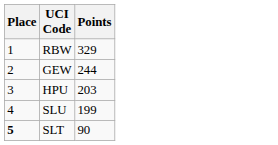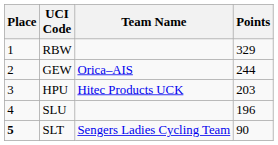+ column: (154, 21)
(87, 110) 199 -> (246, 110) 196
